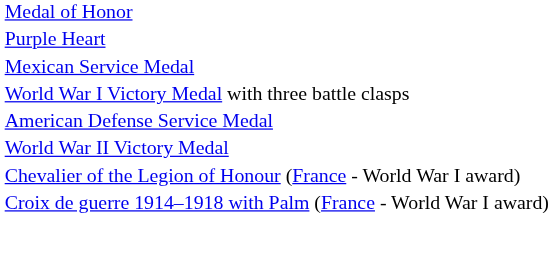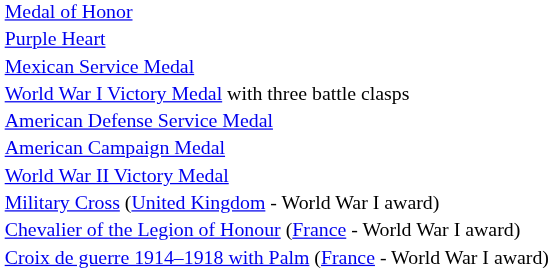+ row: (115, 148)
+ row: (222, 202)
